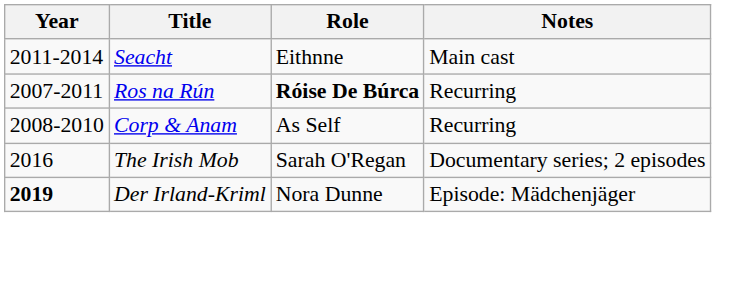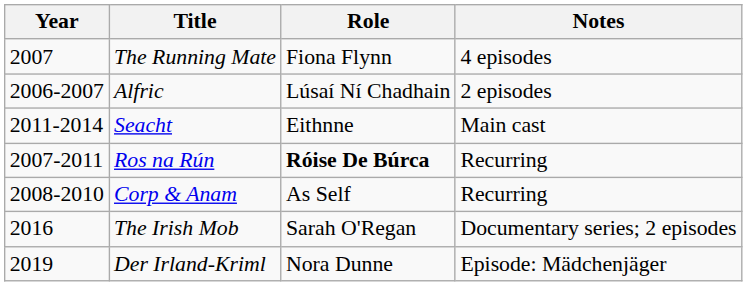+ row: (195, 56)
+ row: (139, 90)
(31, 194) bold -> (31, 263) normal
